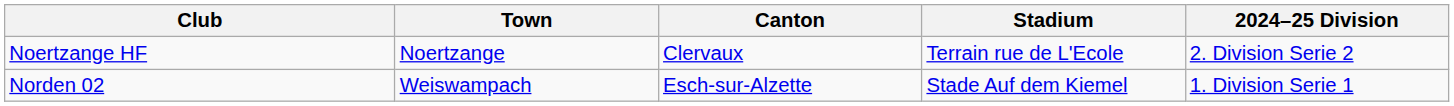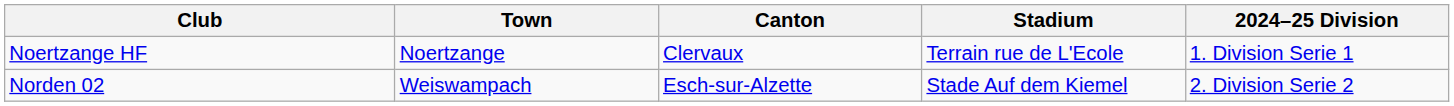(1272, 52) 2. Division Serie 2 -> (1272, 52) 1. Division Serie 1
(1272, 85) 1. Division Serie 1 -> (1272, 85) 2. Division Serie 2
